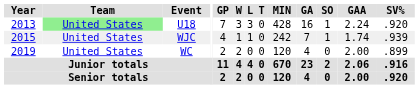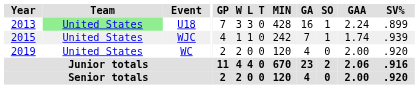(395, 24) .920 -> (395, 24) .899
(395, 51) .899 -> (395, 51) .920
